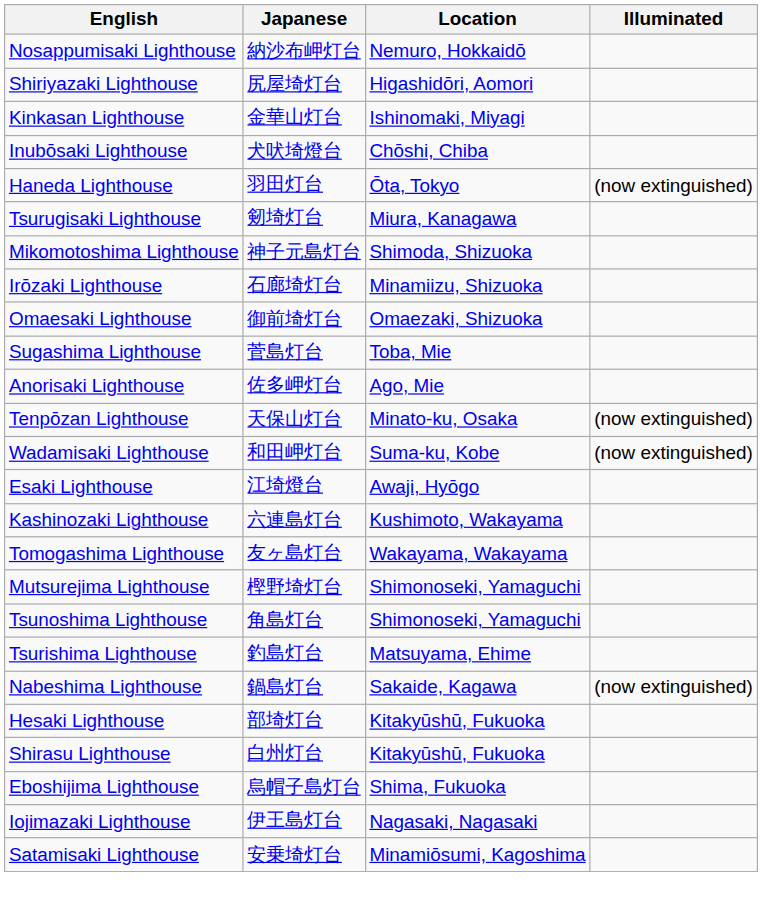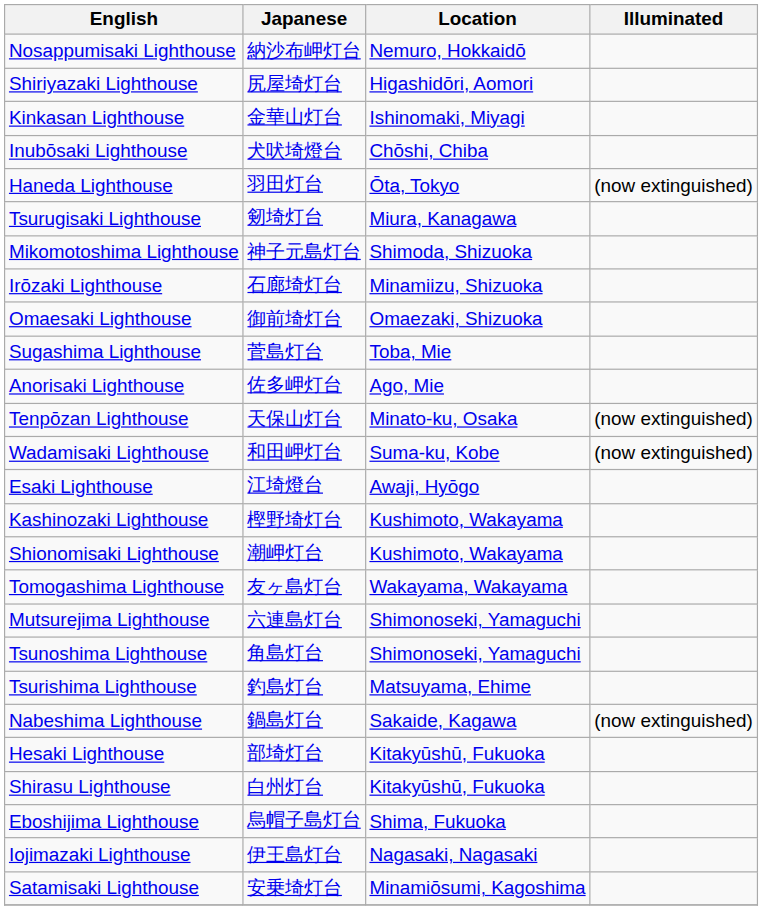(295, 519) 六連島灯台 -> (295, 519) 樫野埼灯台
+ row: (114, 553)
(295, 586) 樫野埼灯台 -> (295, 619) 六連島灯台
